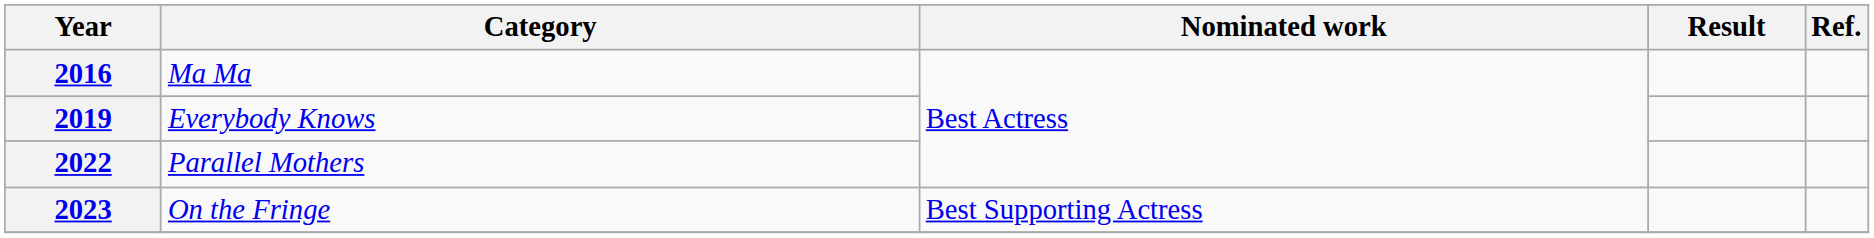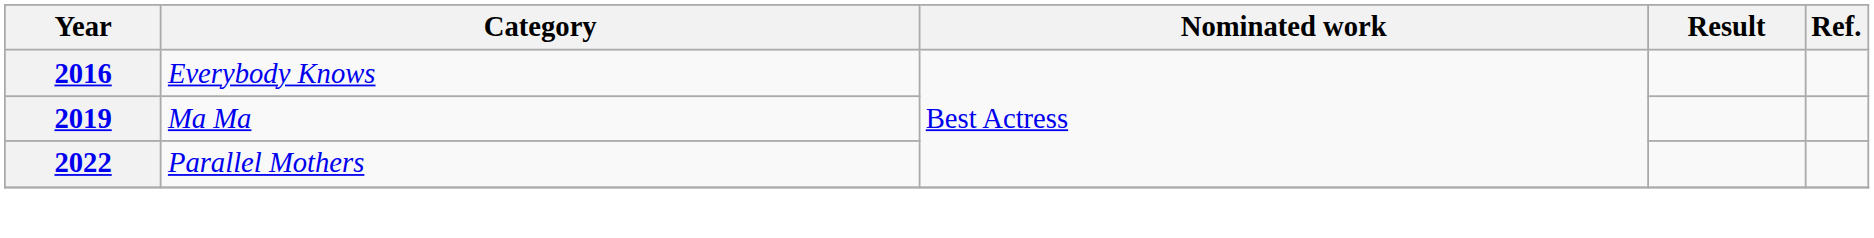(210, 72) Ma Ma -> (272, 72) Everybody Knows
(272, 118) Everybody Knows -> (210, 118) Ma Ma
- row: (83, 208)
